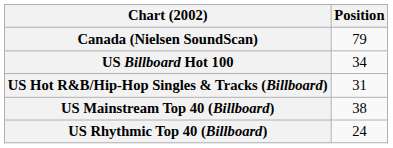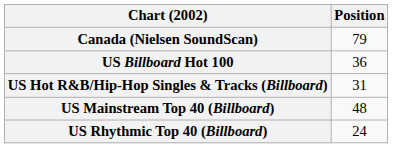(359, 62) 34 -> (359, 62) 36
(359, 108) 38 -> (359, 108) 48
